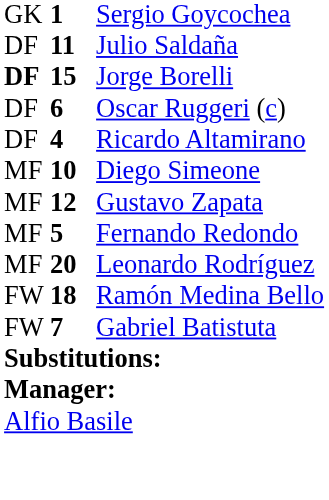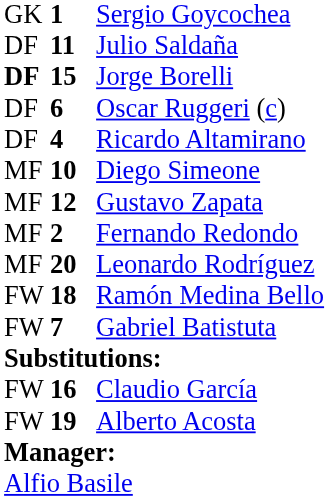(57, 233) 5 -> (57, 233) 2
+ row: (177, 389)
+ row: (176, 420)
